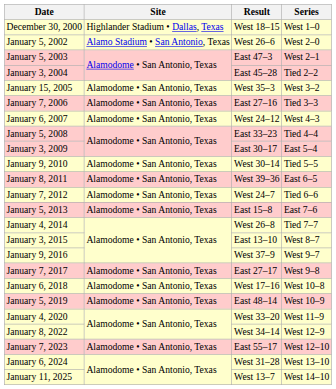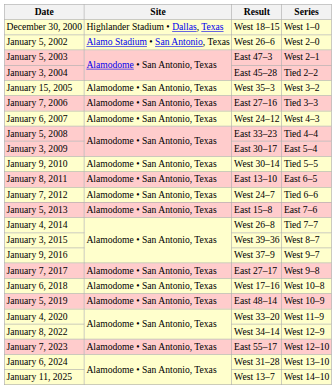(257, 179) West 39–36 -> (256, 179) East 13–10
(256, 240) East 13–10 -> (257, 240) West 39–36
